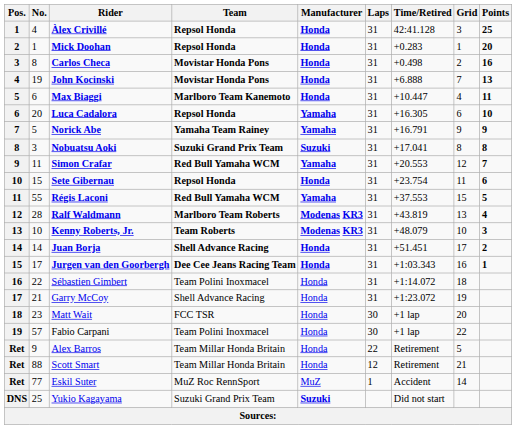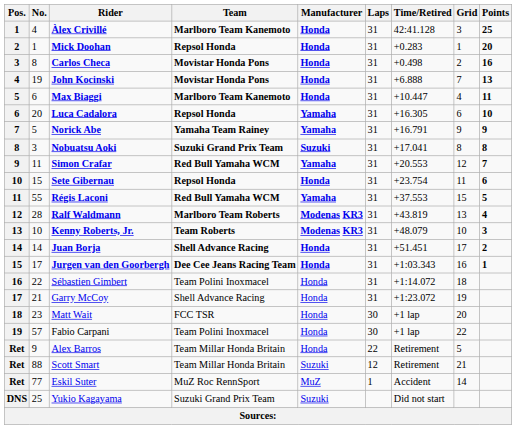(205, 29) Repsol Honda -> (232, 29) Marlboro Team Kanemoto
(314, 365) Honda -> (315, 365) Suzuki
(315, 399) bold -> (315, 399) normal
